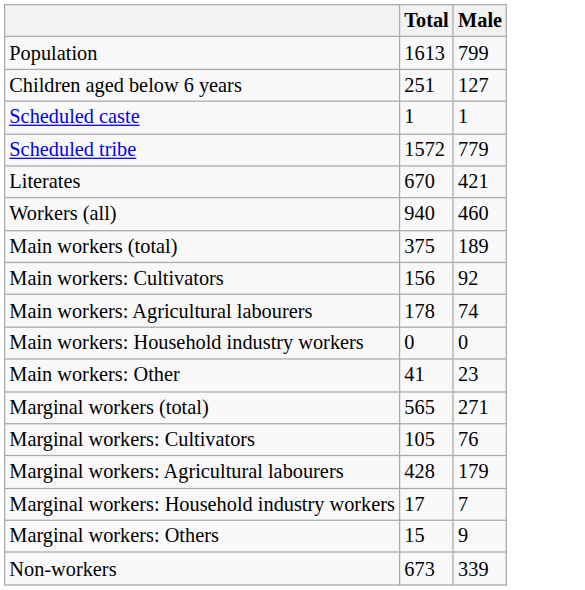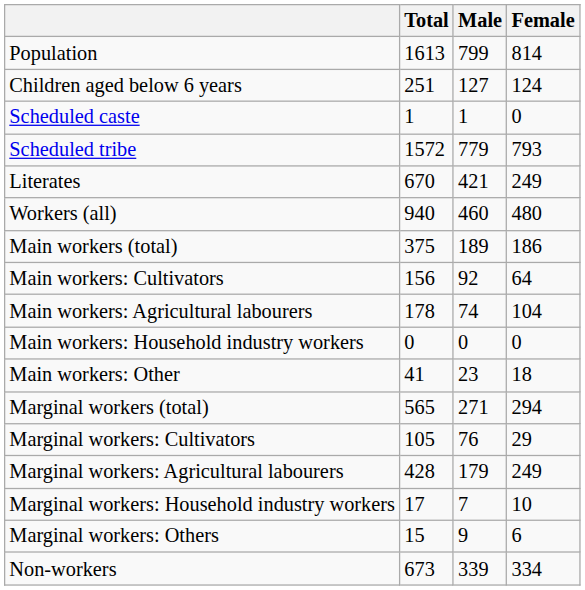+ column: (543, 20)
